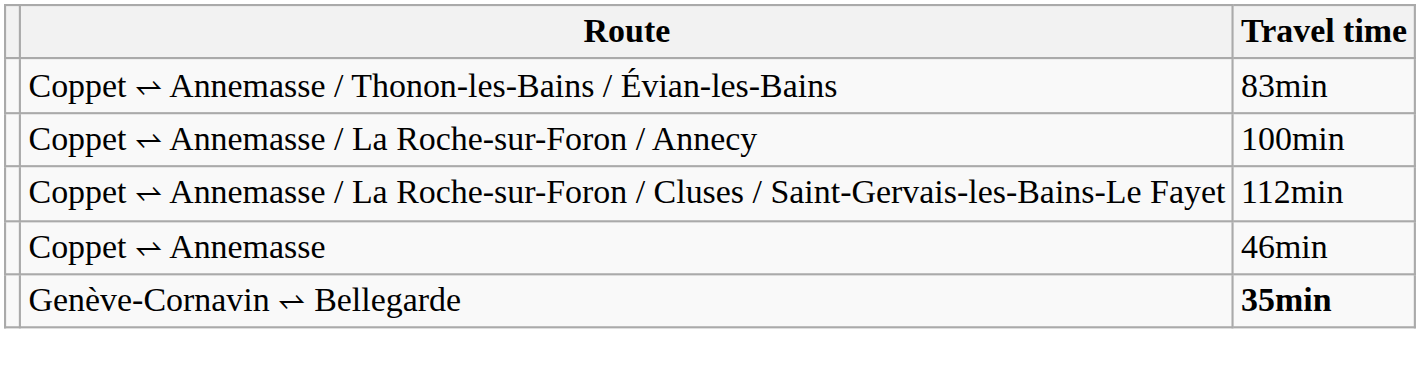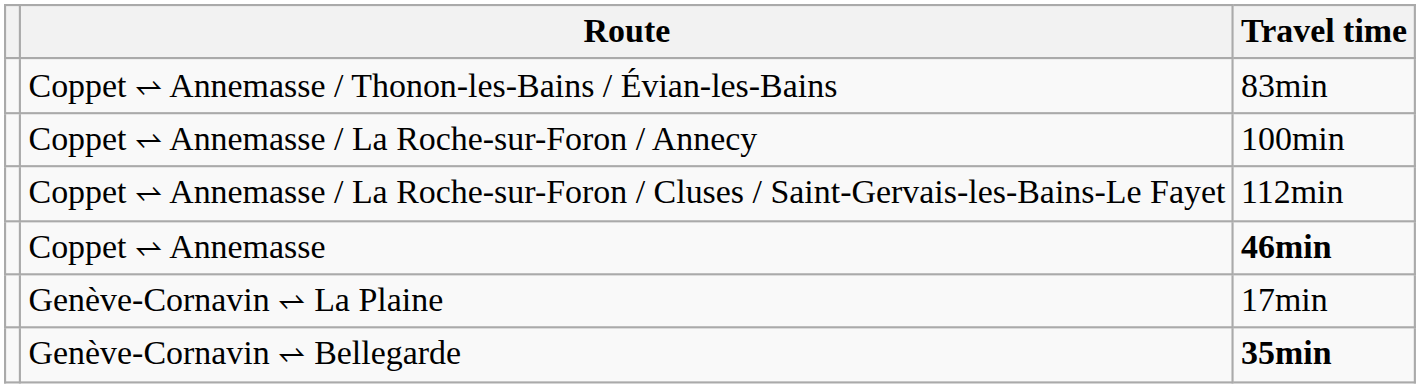(1284, 246) normal -> (1286, 246) bold
+ row: (236, 300)
